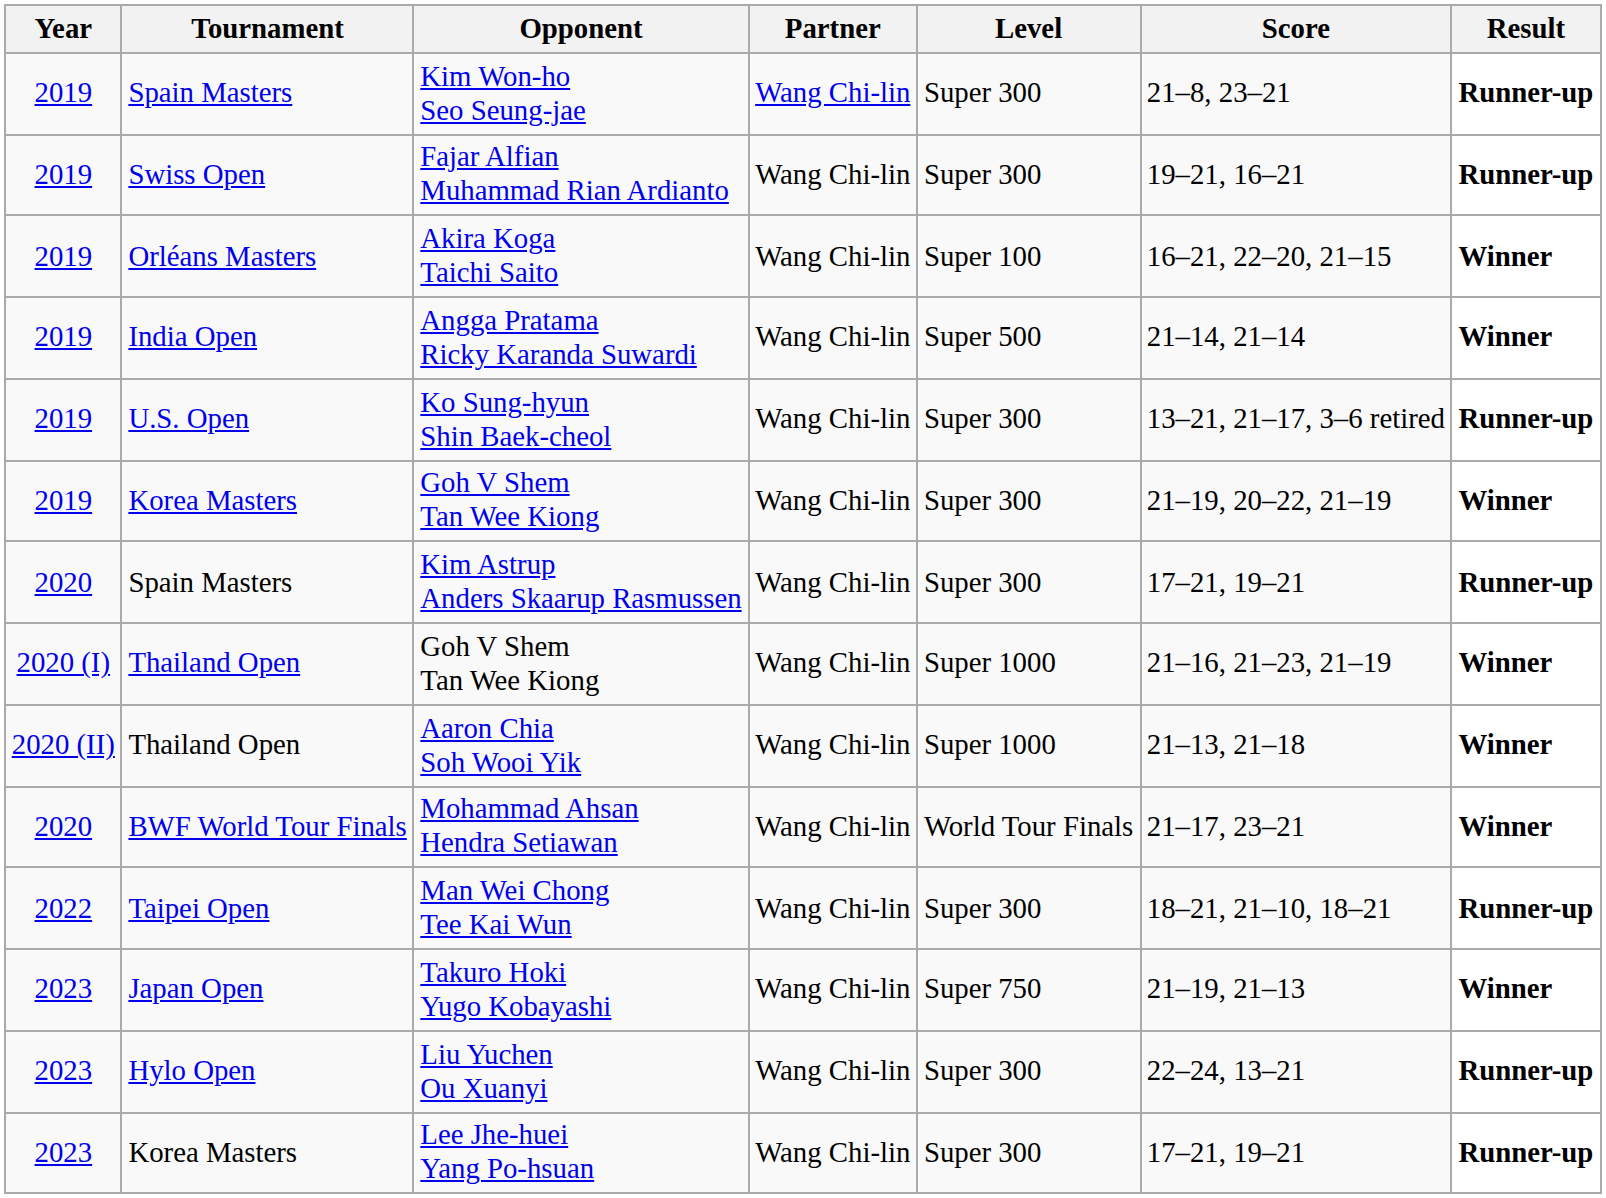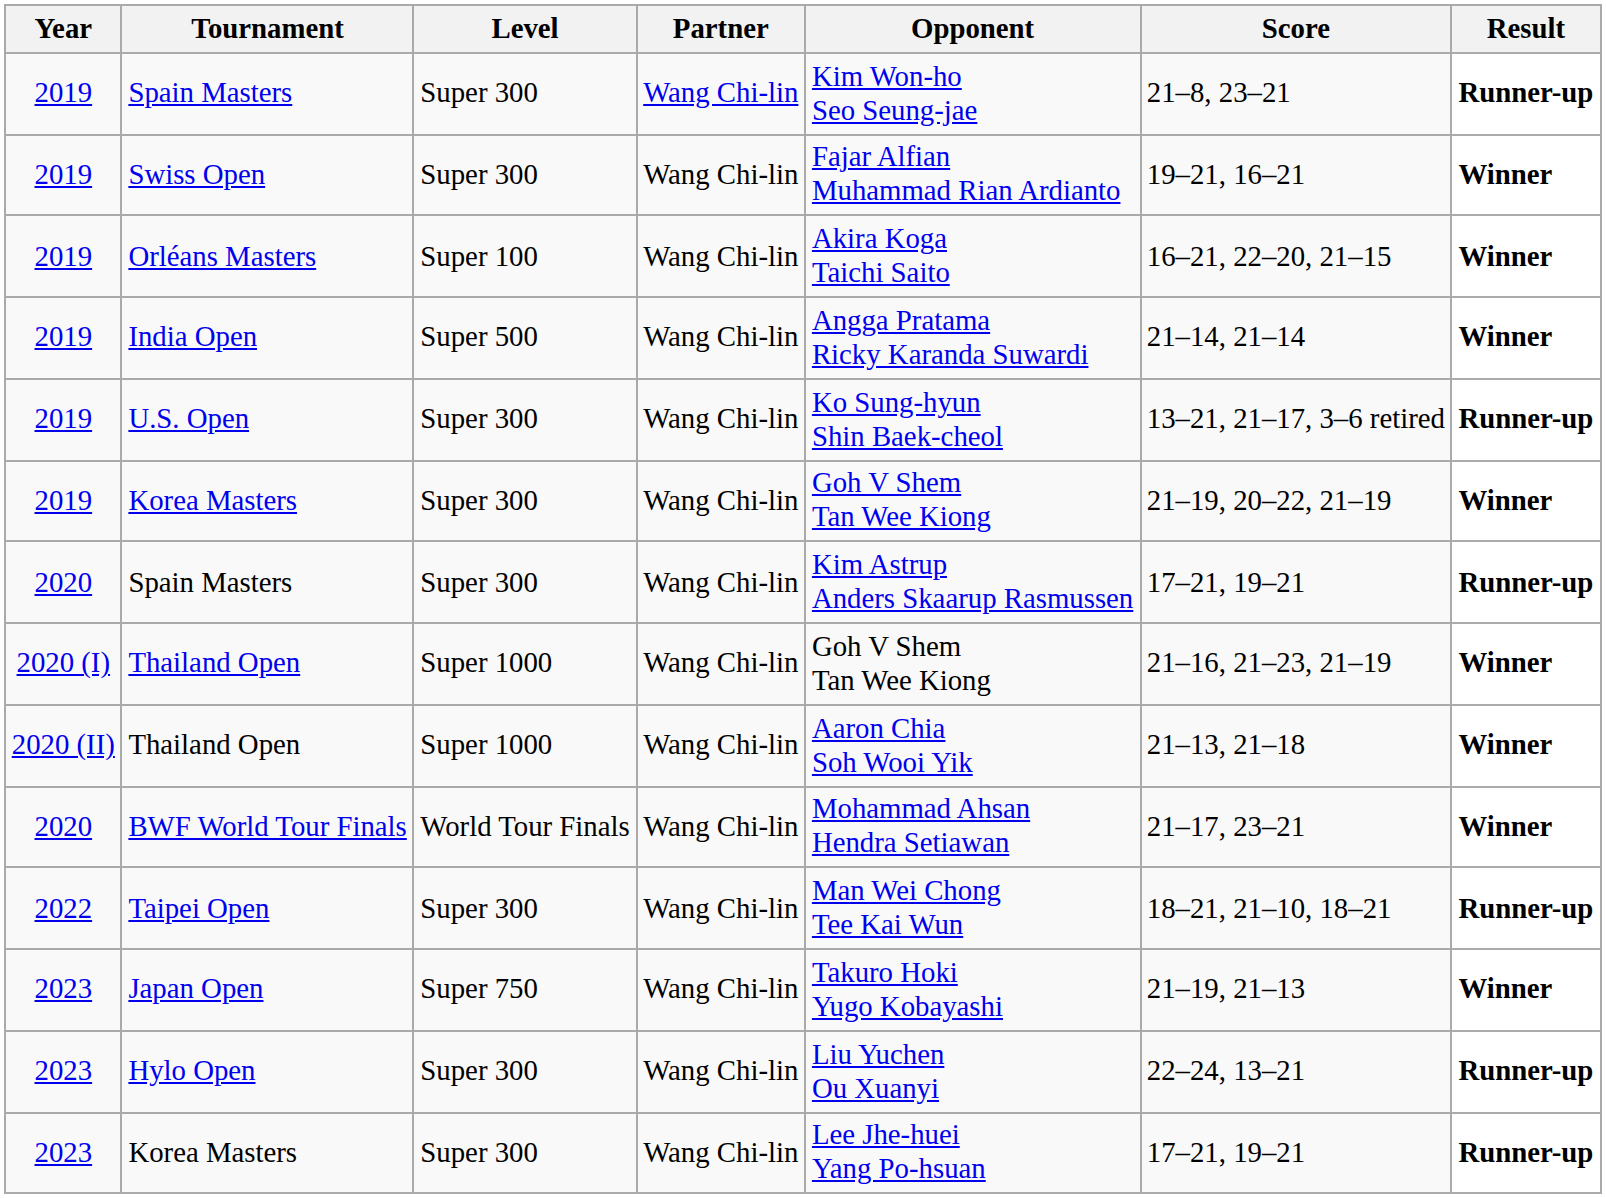columns swapped: (1029, 28) <-> (581, 28)
(1526, 174) Runner-up -> (1505, 174) Winner
